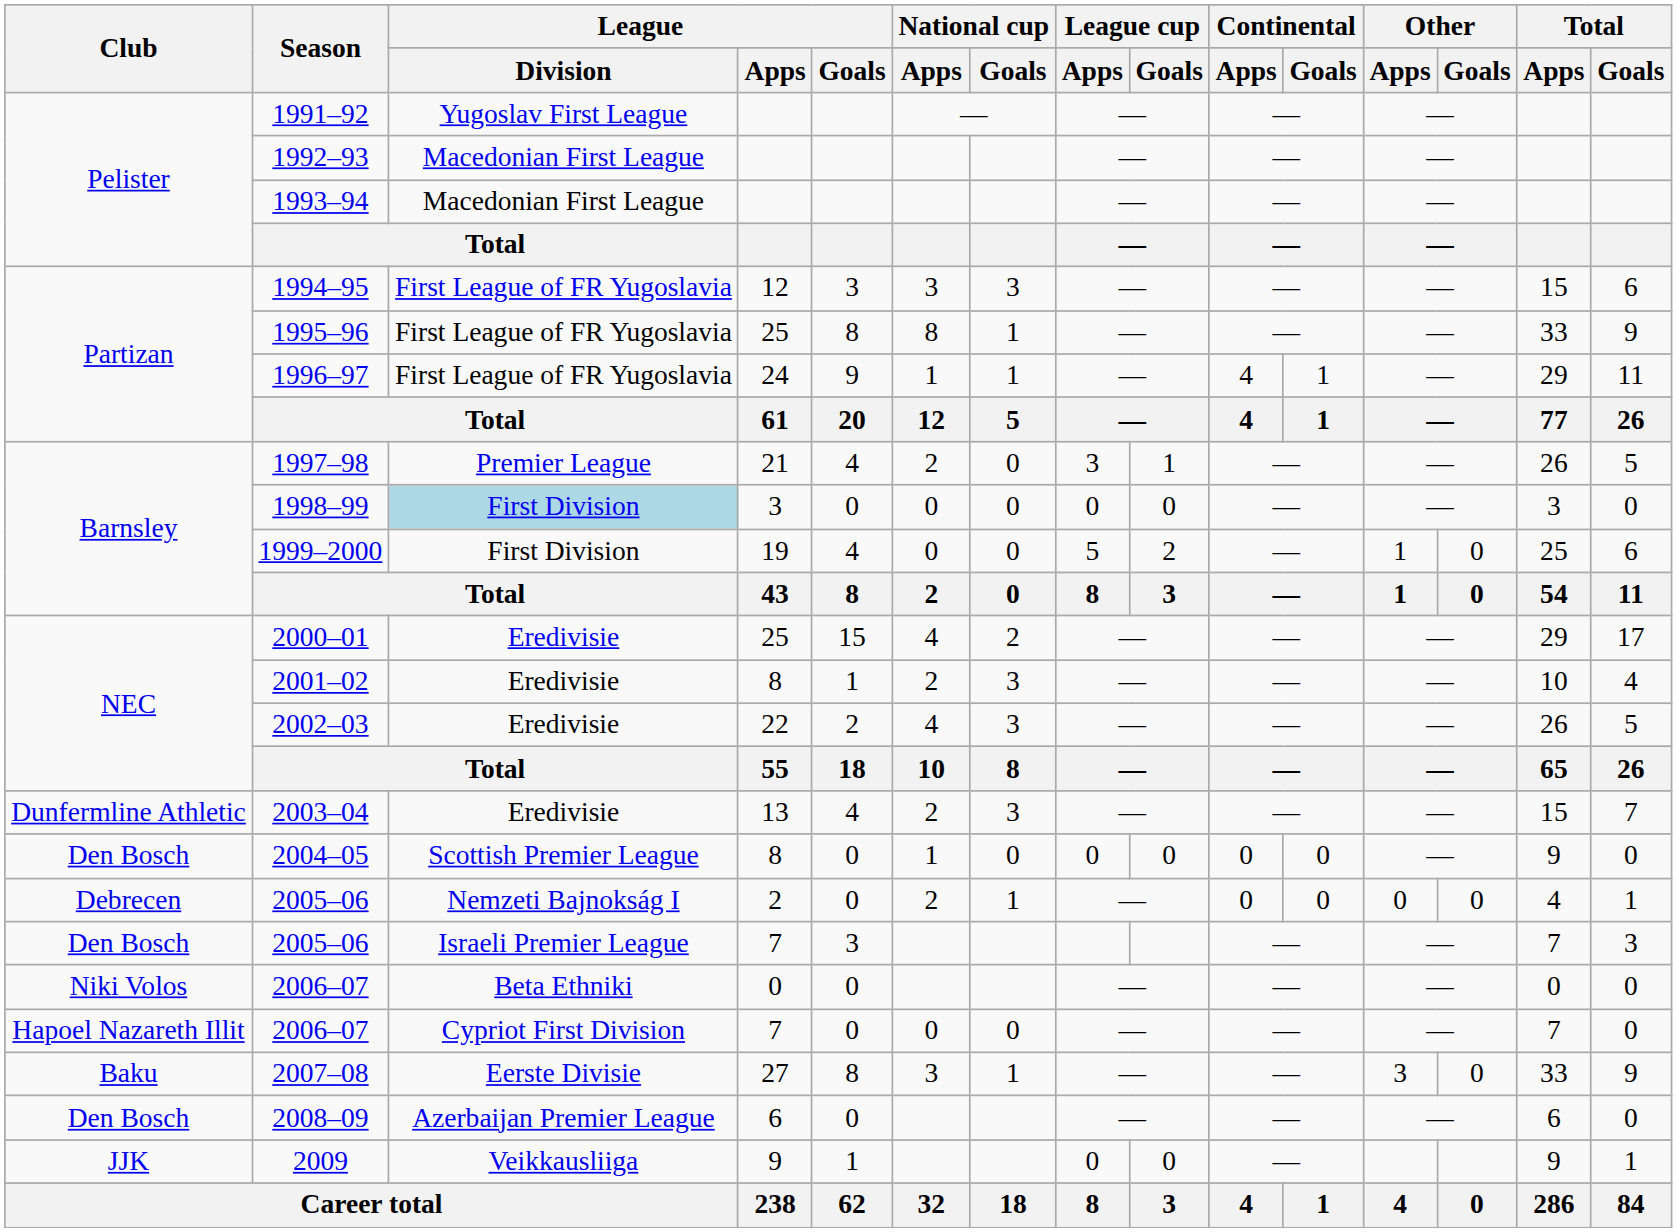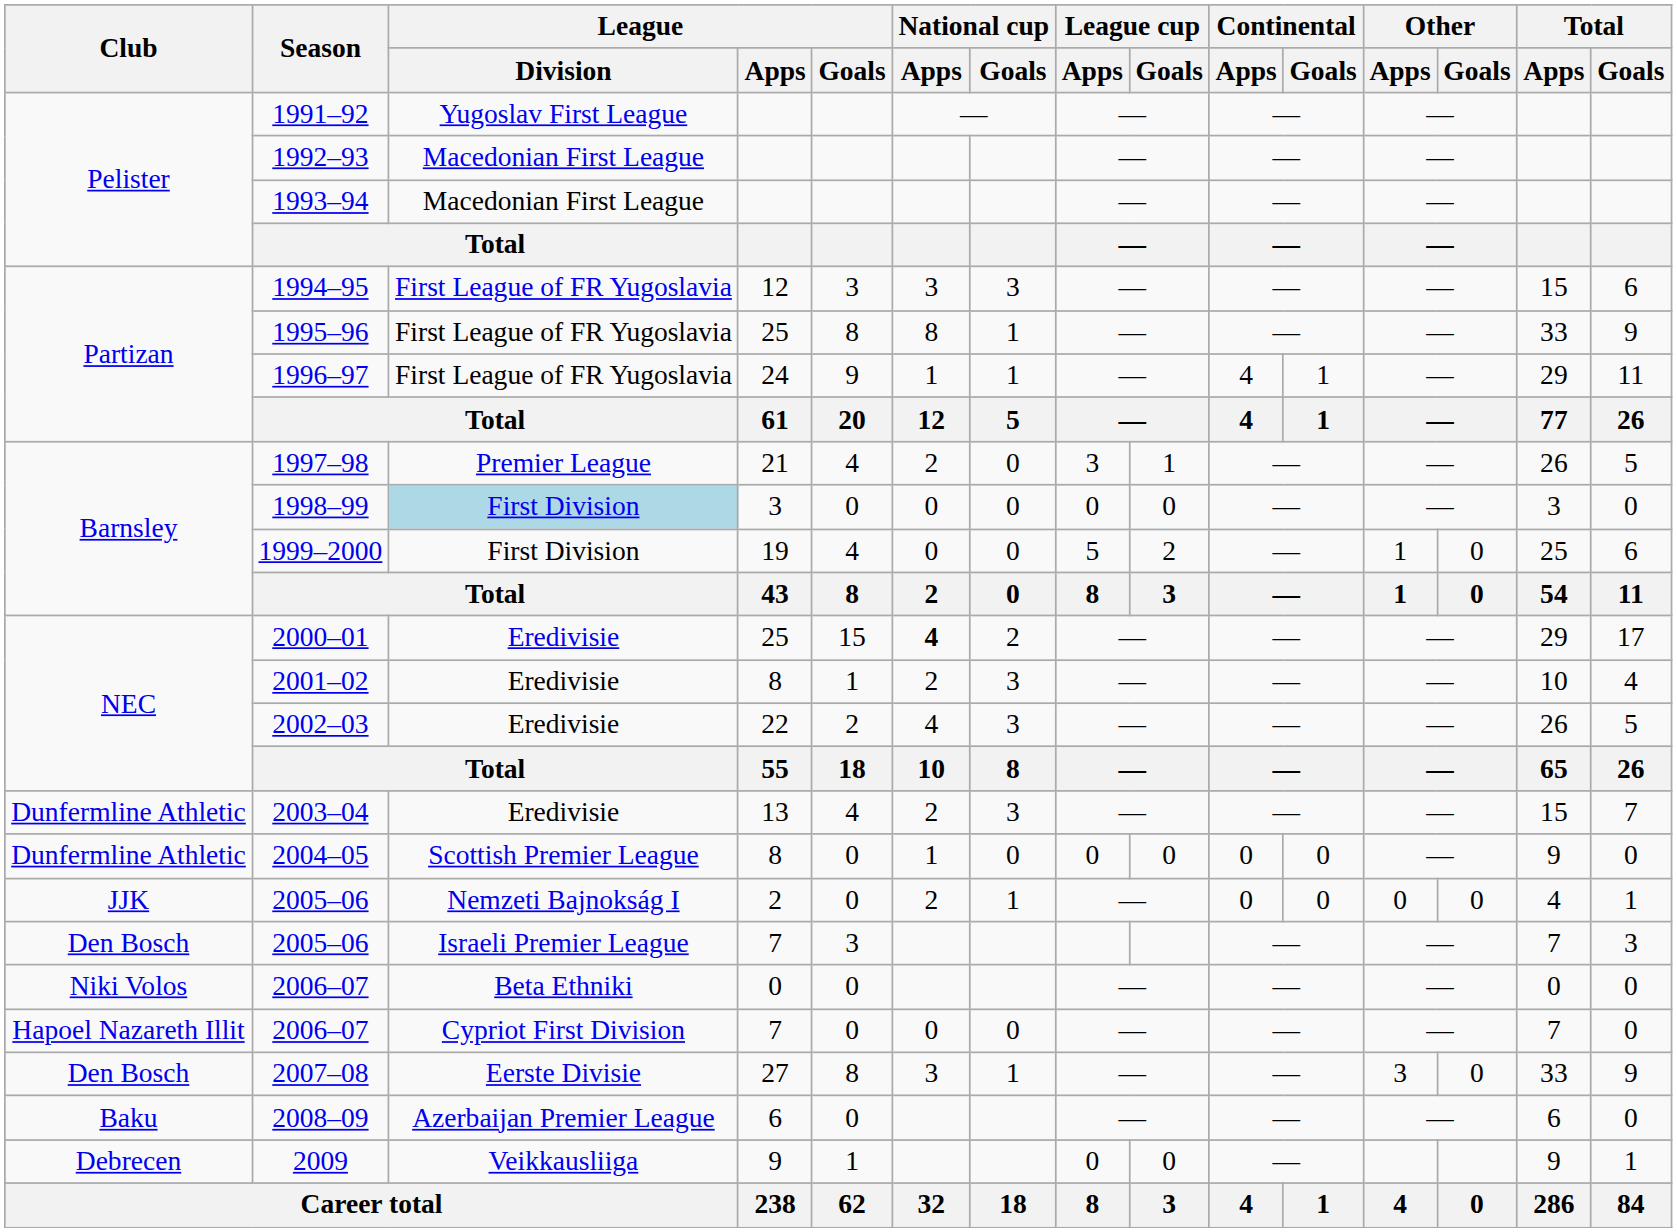(931, 637) normal -> (931, 637) bold
(129, 855) Den Bosch -> (129, 855) Dunfermline Athletic
(128, 899) Debrecen -> (128, 899) JJK
(129, 1073) Baku -> (129, 1073) Den Bosch
(129, 1117) Den Bosch -> (129, 1117) Baku
(128, 1161) JJK -> (128, 1161) Debrecen
